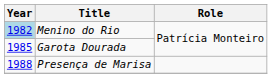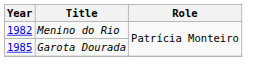(20, 30) lightblue background -> (20, 30) no background
- row: (94, 64)
